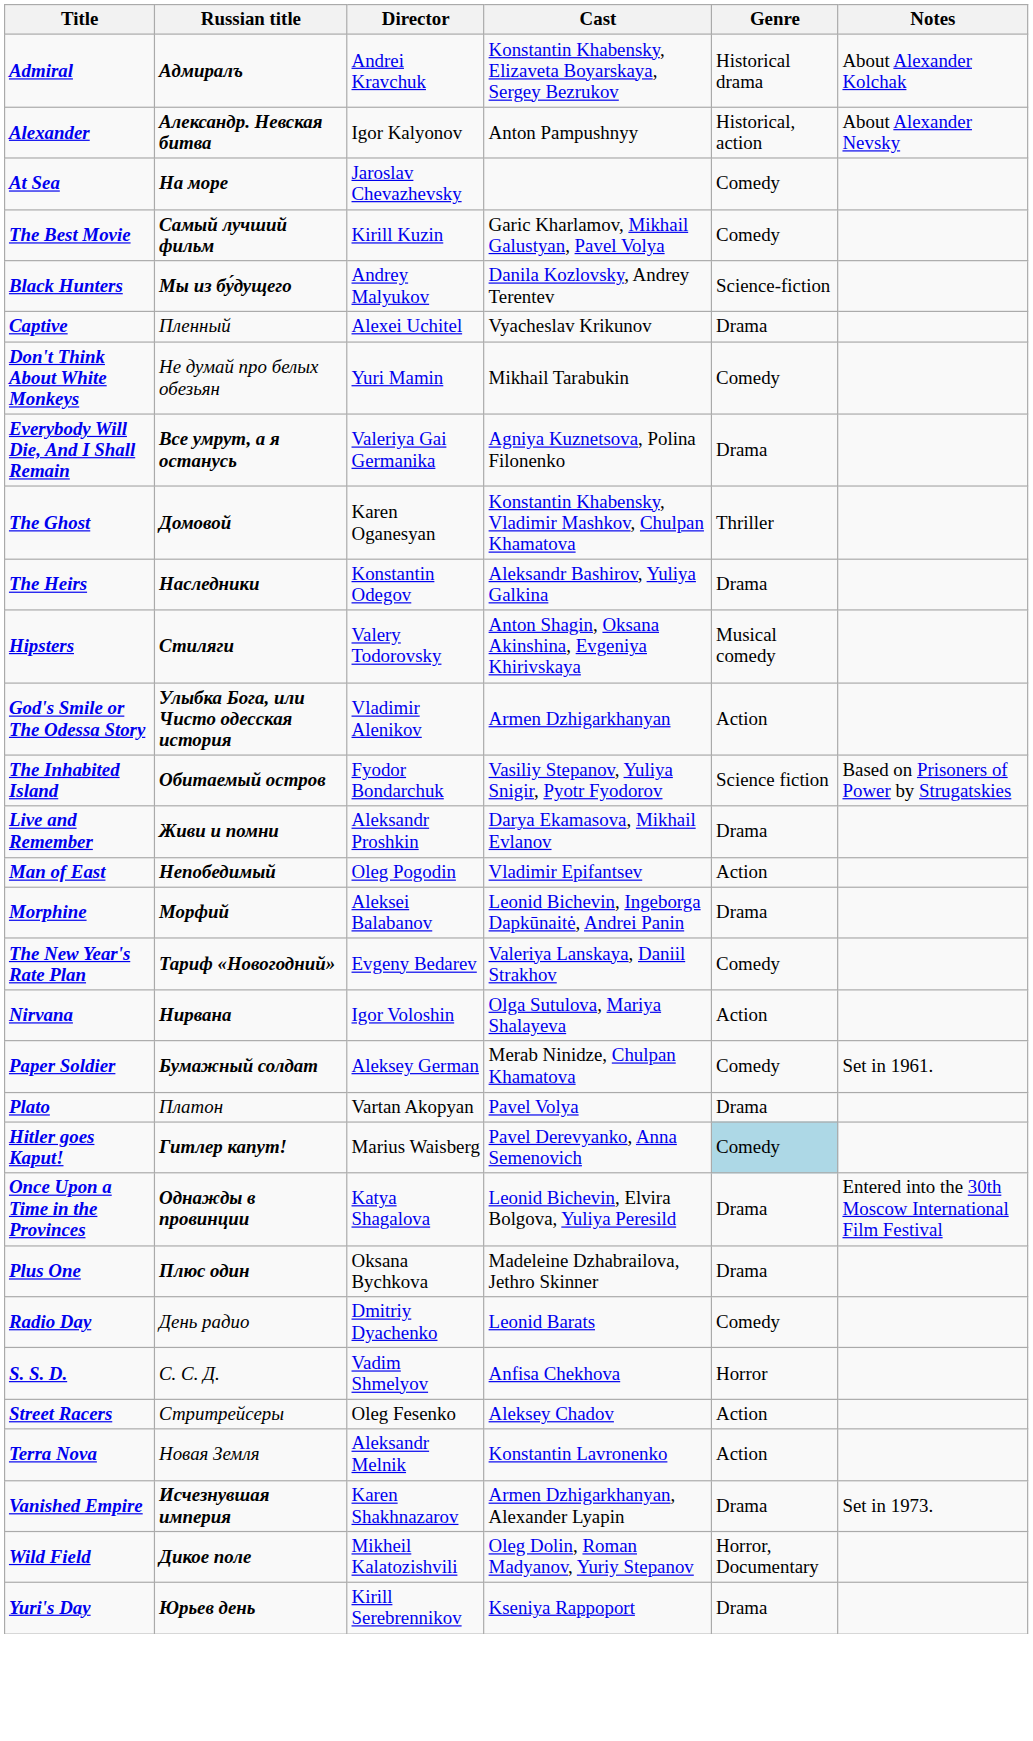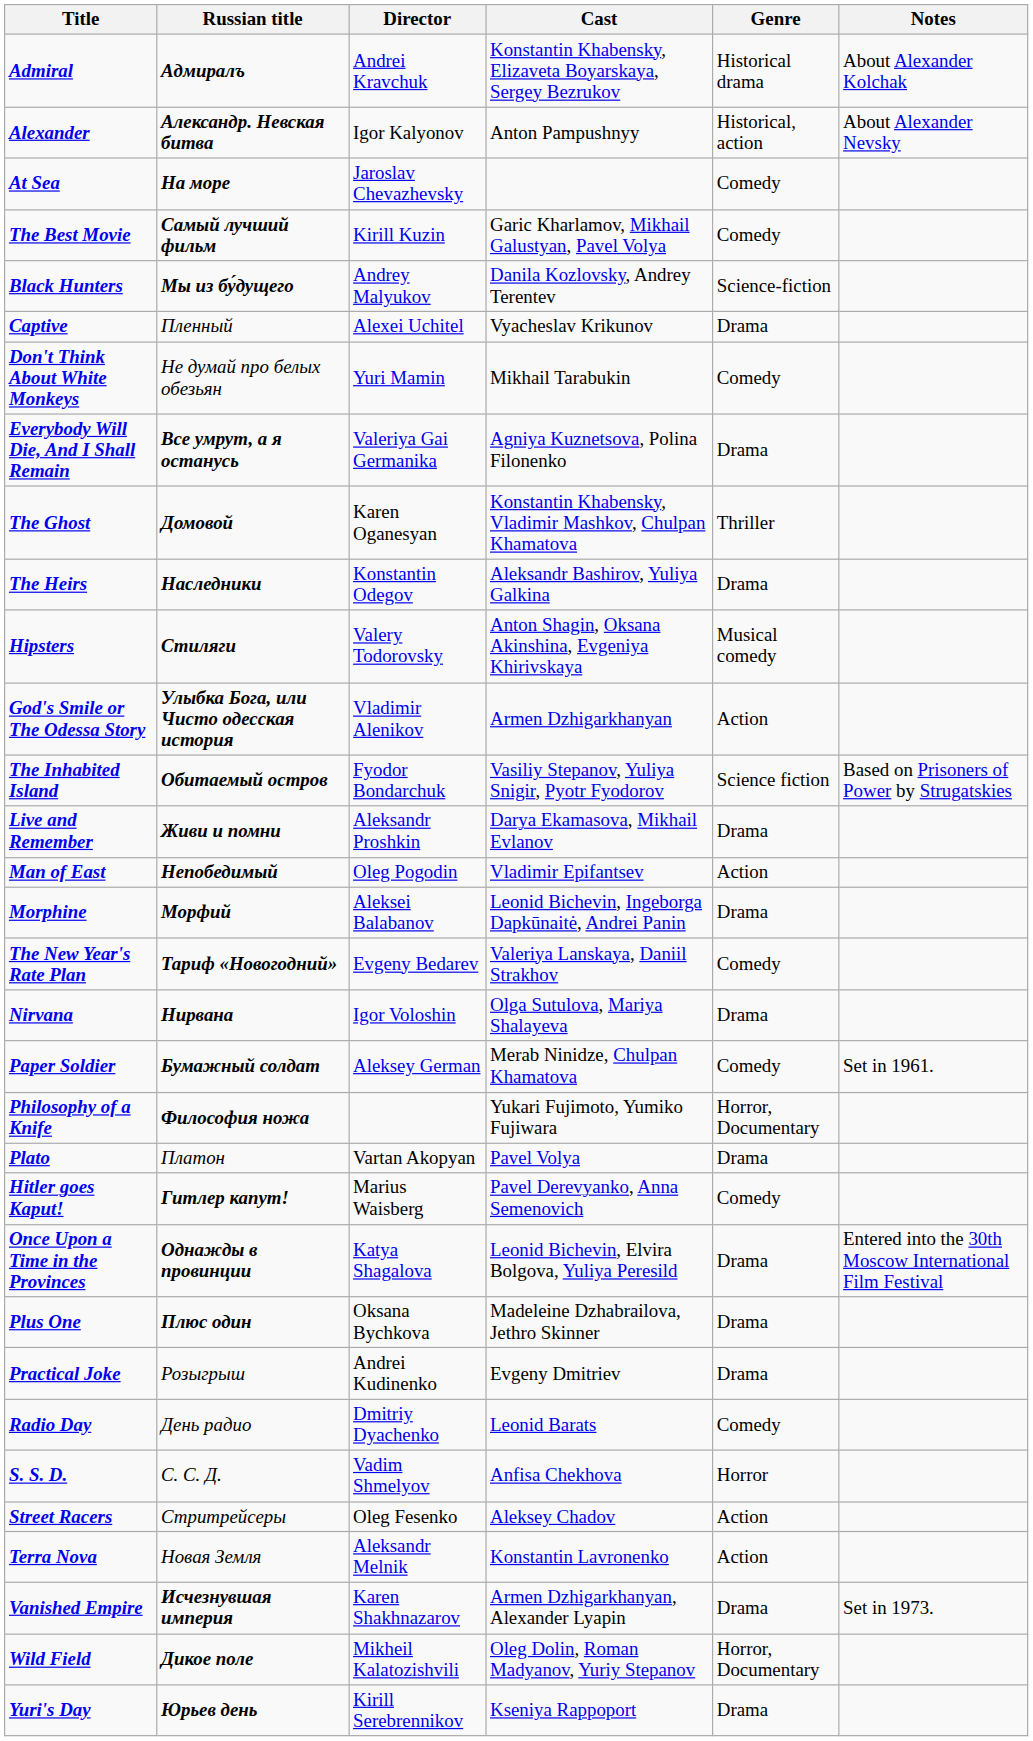(742, 1015) Action -> (742, 1015) Drama
+ row: (70, 1117)
(748, 1147) lightblue background -> (749, 1198) no background
+ row: (65, 1373)
